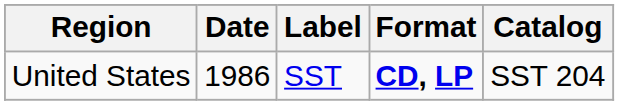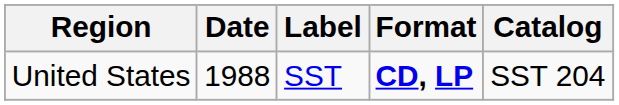(237, 75) 1986 -> (237, 75) 1988
